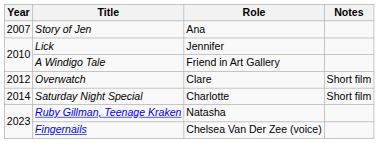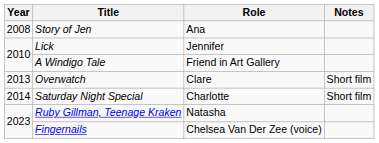(19, 29) 2007 -> (19, 29) 2008
(19, 79) 2012 -> (19, 79) 2013
